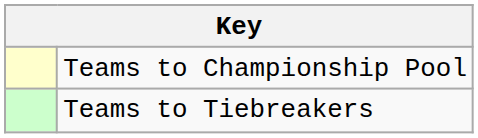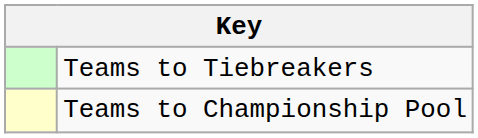rows swapped: (265, 68) <-> (219, 110)
